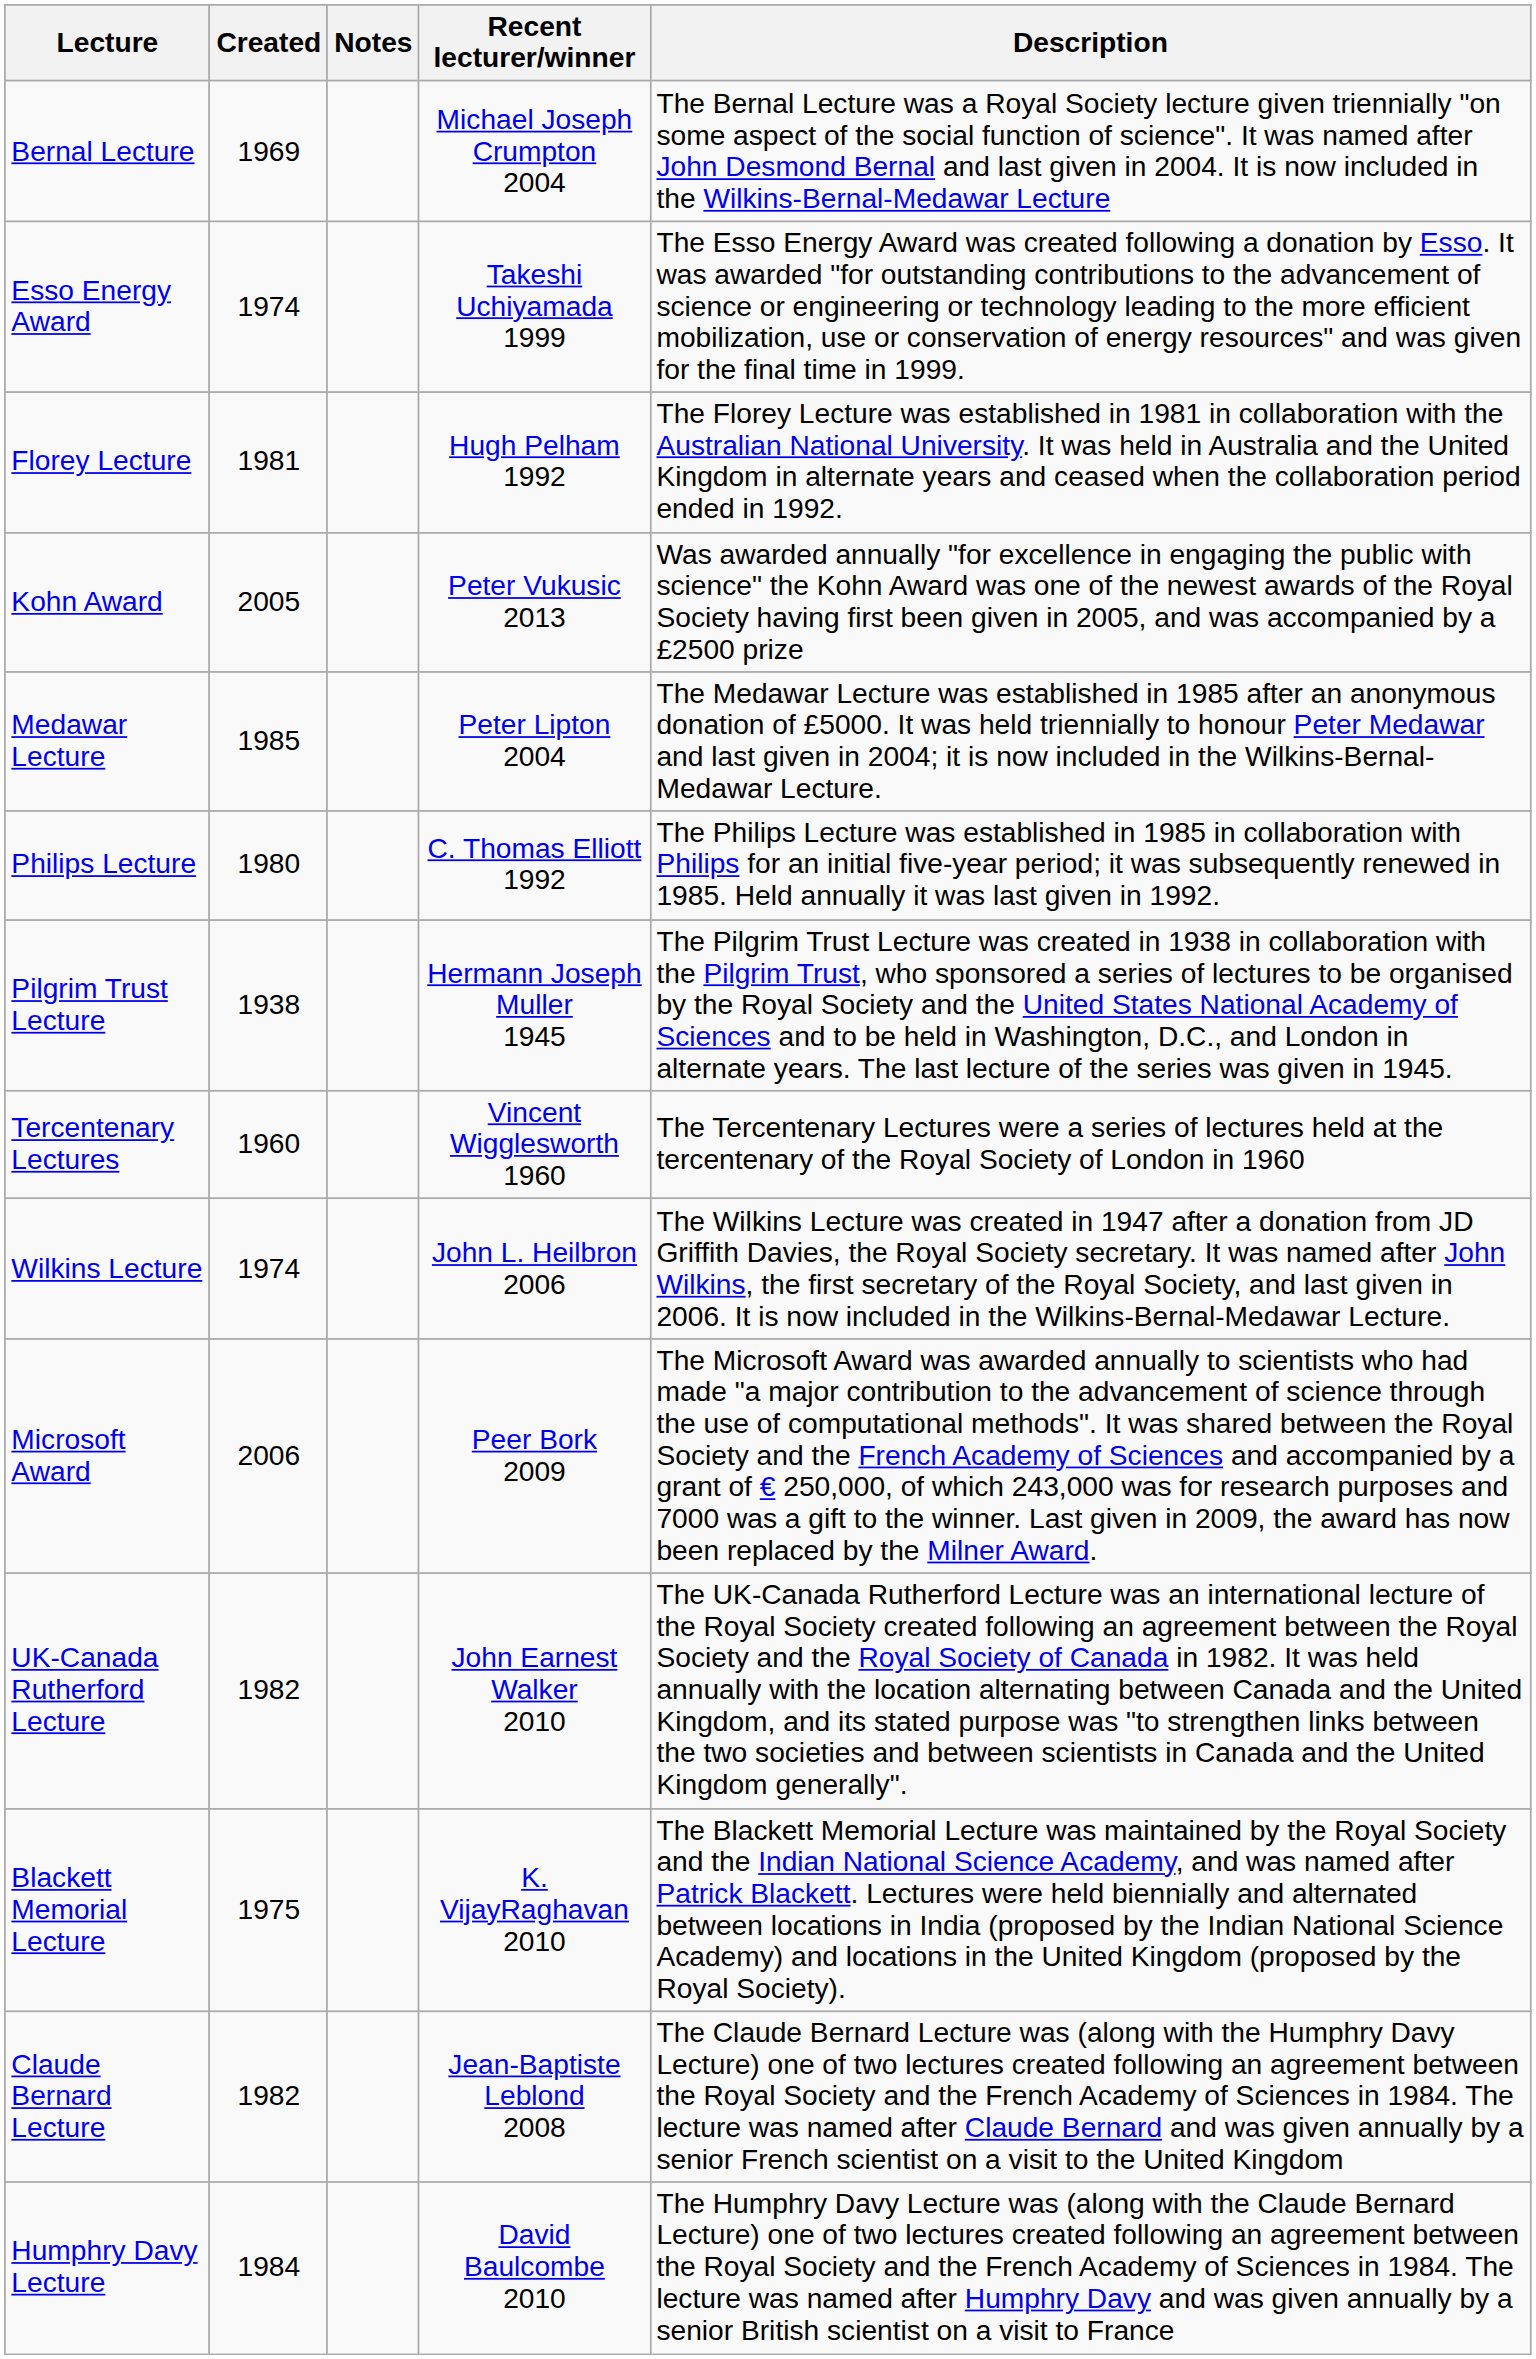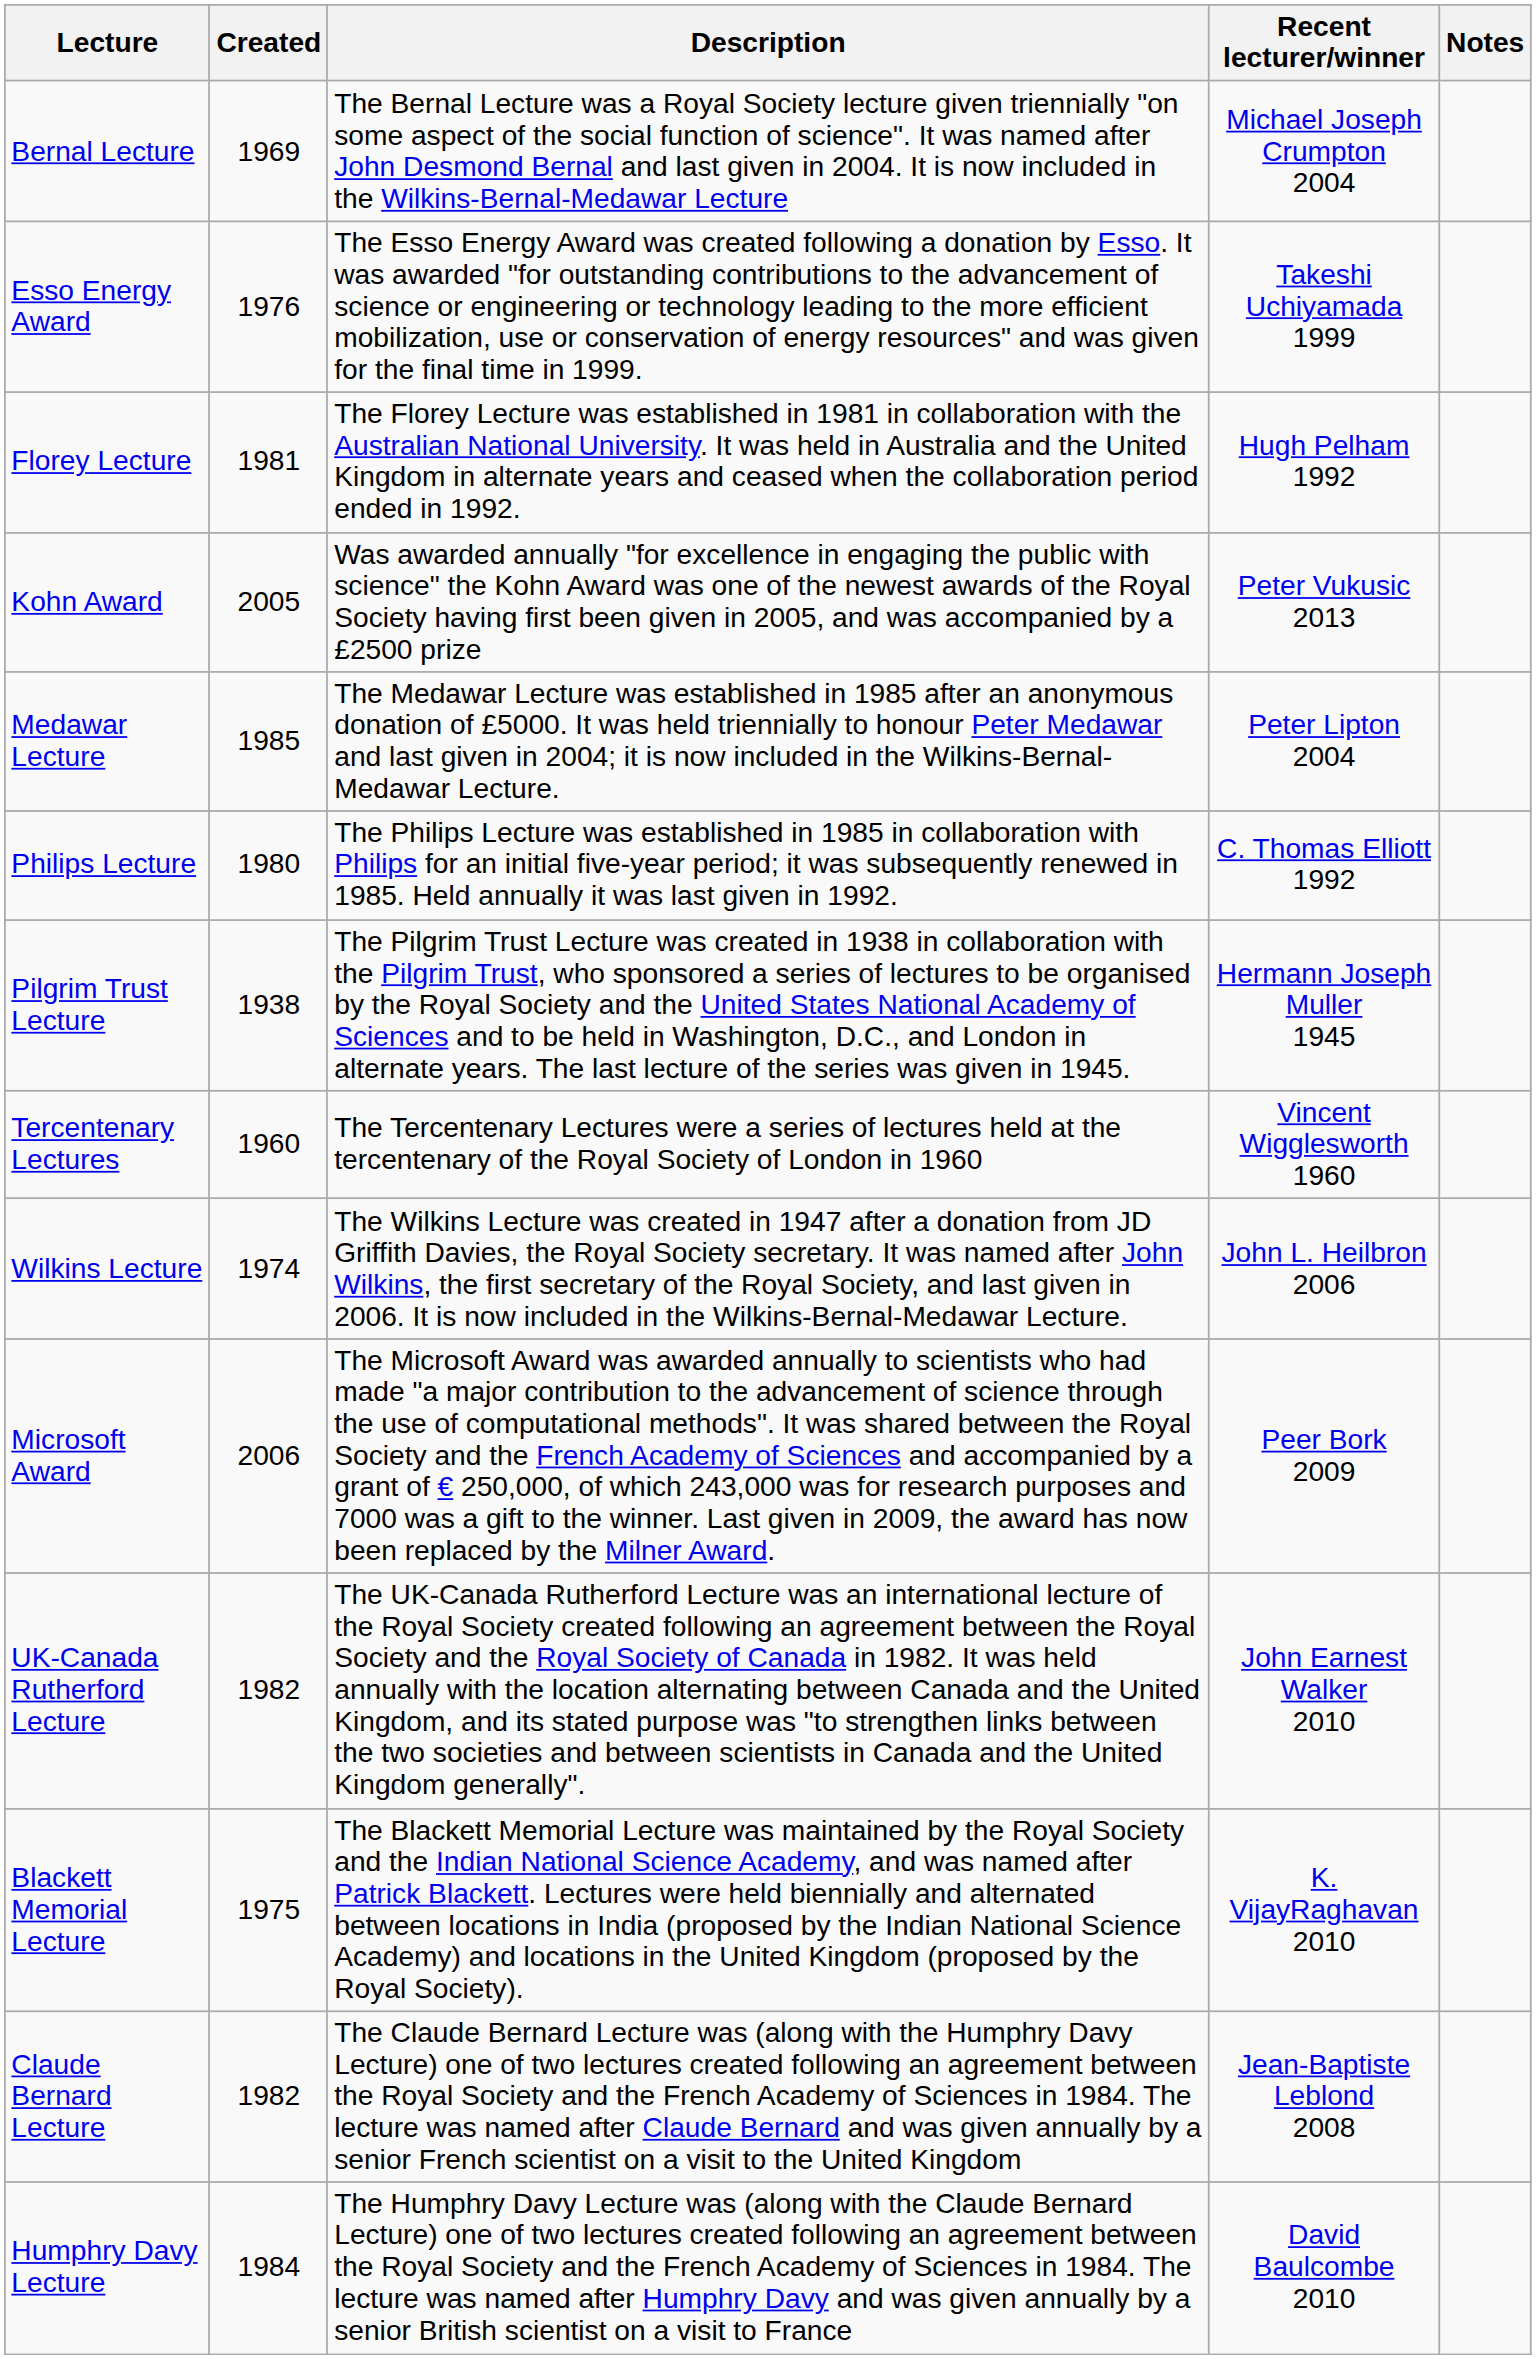columns swapped: (1090, 42) <-> (373, 42)
(269, 306) 1974 -> (269, 306) 1976
